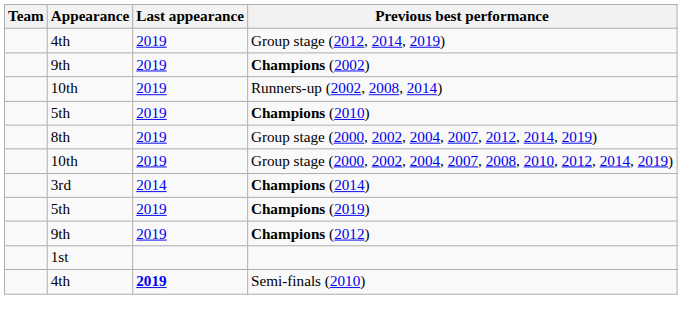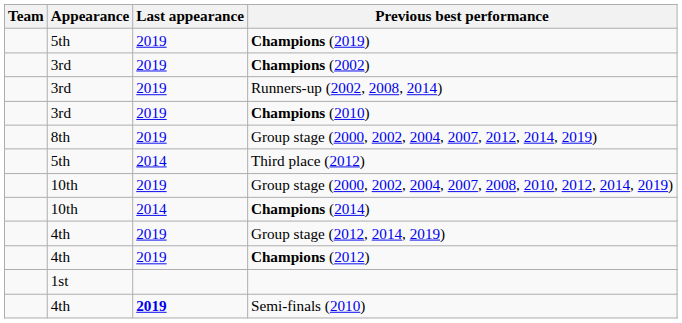rows swapped: (310, 209) <-> (348, 40)
(60, 64) 9th -> (61, 64) 3rd
(64, 88) 10th -> (61, 88) 3rd
(60, 112) 5th -> (61, 112) 3rd
+ row: (308, 161)
(61, 185) 3rd -> (64, 209) 10th
(60, 233) 9th -> (60, 257) 4th
